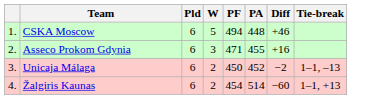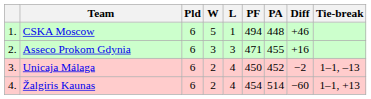+ column: (232, 13)
